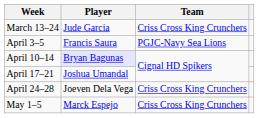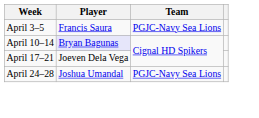- row: (33, 27)
(96, 74) Joshua Umandal -> (93, 58) Joeven Dela Vega
(98, 89) Joeven Dela Vega -> (91, 74) Joshua Umandal
(192, 89) Criss Cross King Crunchers -> (177, 74) PGJC-Navy Sea Lions
- row: (24, 105)
